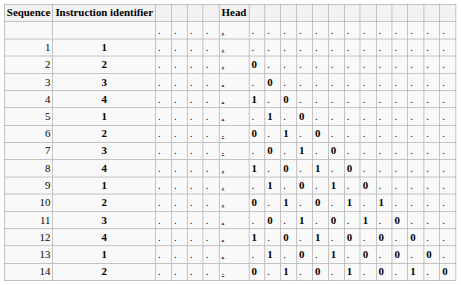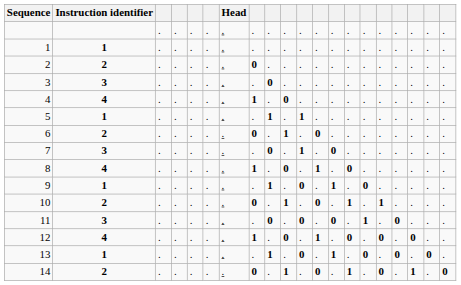(302, 116) 0 -> (302, 116) 1
(302, 220) 1 -> (302, 220) 0
